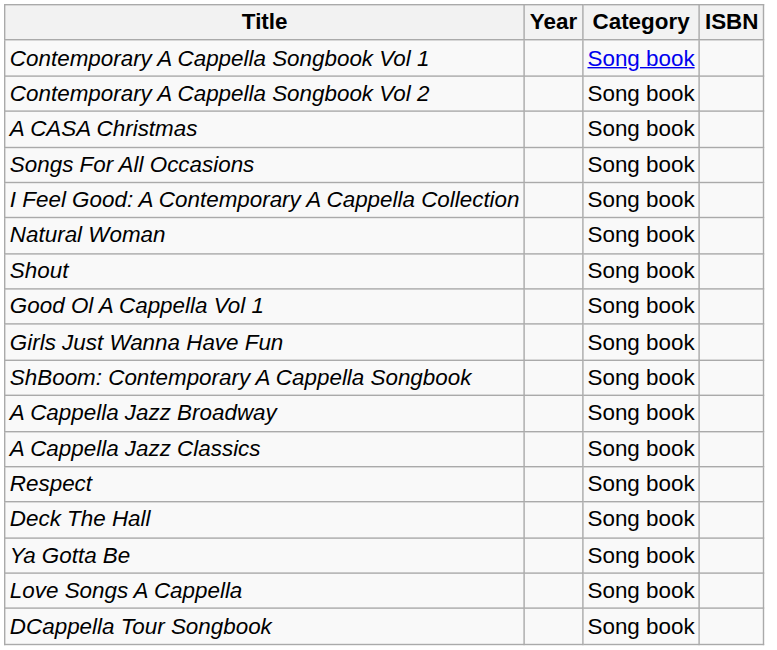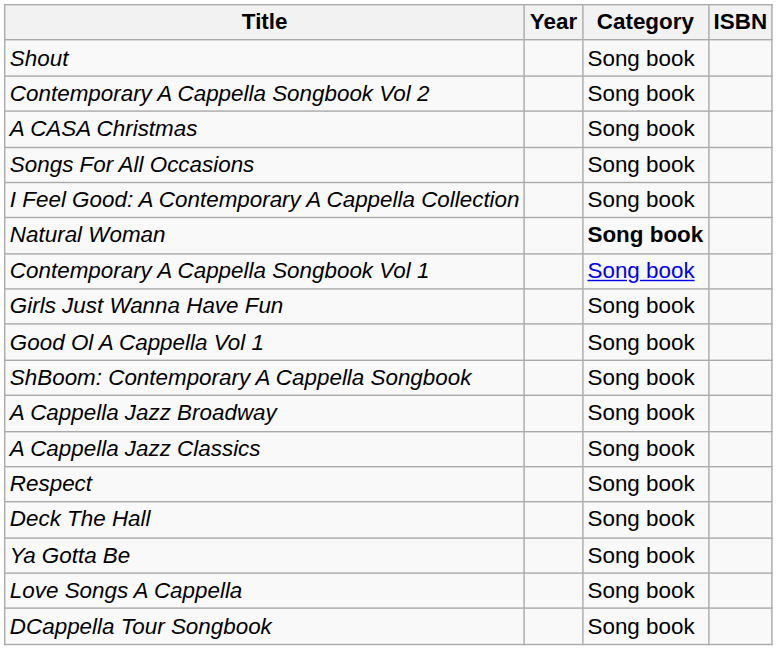rows swapped: (220, 57) <-> (39, 270)
(641, 235) normal -> (645, 235) bold
rows swapped: (147, 341) <-> (137, 306)
